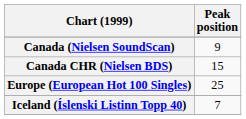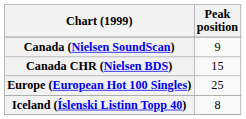(217, 104) 7 -> (217, 104) 8
